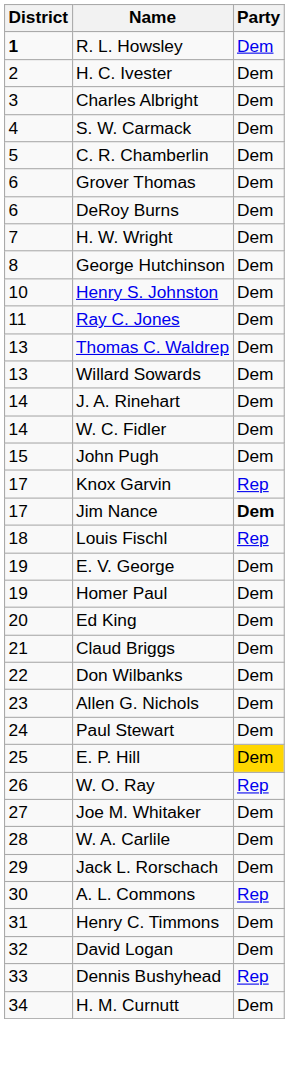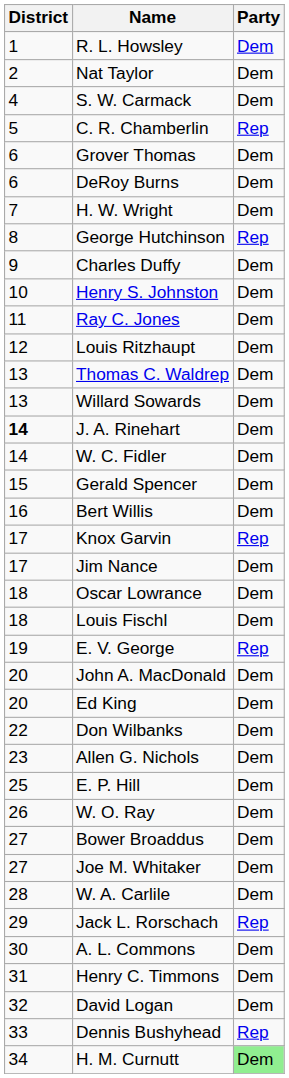(13, 45) bold -> (13, 45) normal
+ row: (115, 73)
- row: (124, 73)
- row: (137, 100)
(255, 155) Dem -> (253, 127) Rep
(255, 264) Dem -> (253, 237) Rep
+ row: (128, 264)
+ row: (136, 347)
(18, 401) normal -> (18, 429) bold
+ row: (137, 484)
- row: (117, 456)
+ row: (114, 511)
(256, 511) bold -> (255, 566) normal
+ row: (139, 593)
(253, 538) Rep -> (255, 621) Dem
(255, 566) Dem -> (253, 648) Rep
- row: (122, 593)
+ row: (151, 675)
- row: (125, 648)
- row: (125, 730)
(255, 758) gold background -> (255, 785) no background
(253, 785) Rep -> (255, 812) Dem
+ row: (140, 840)
(255, 867) Dem -> (253, 922) Rep
(253, 895) Rep -> (255, 949) Dem
(255, 1004) no background -> (255, 1059) lightgreen background
